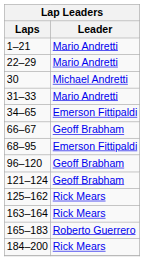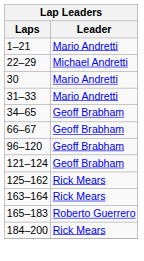(85, 63) Mario Andretti -> (90, 63) Michael Andretti
(90, 79) Michael Andretti -> (85, 79) Mario Andretti
(95, 113) Emerson Fittipaldi -> (88, 113) Geoff Brabham
- row: (21, 146)
